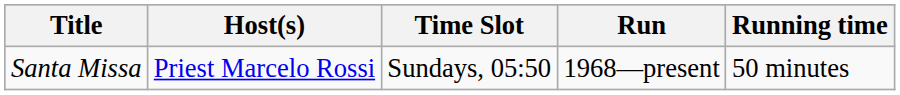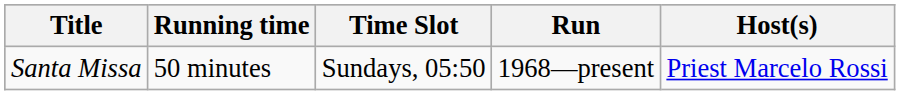columns swapped: (264, 25) <-> (810, 25)
